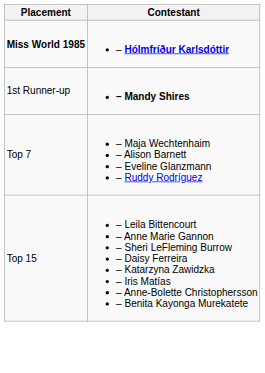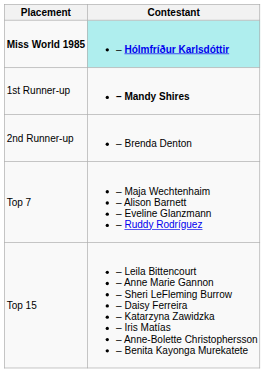(174, 50) no background -> (174, 50) paleturquoise background
+ row: (40, 138)
